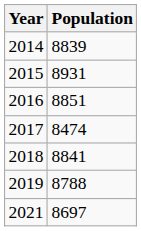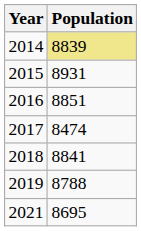(69, 45) no background -> (69, 45) khaki background
(69, 211) 8697 -> (69, 211) 8695
